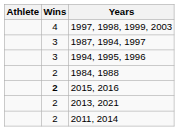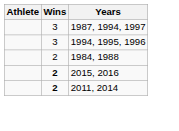- row: (121, 27)
- row: (95, 103)
(55, 118) normal -> (55, 88) bold
